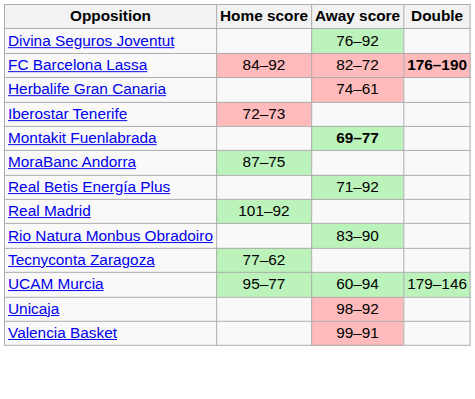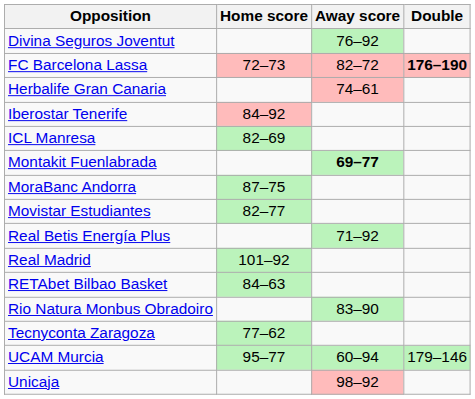(264, 65) 84–92 -> (264, 65) 72–73
(264, 114) 72–73 -> (264, 114) 84–92
+ row: (52, 138)
+ row: (79, 211)
+ row: (88, 284)
- row: (63, 333)
